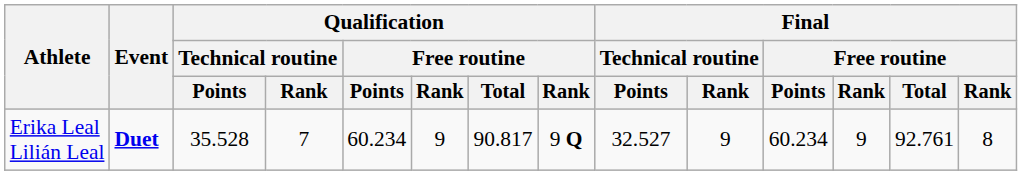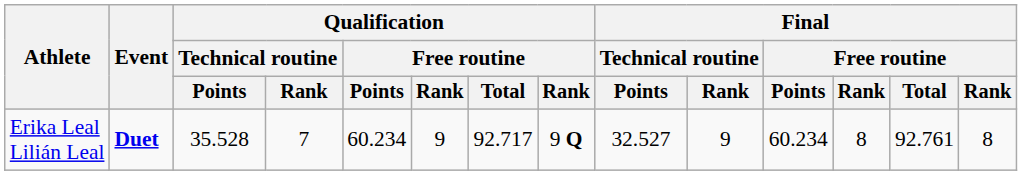(503, 139) 90.817 -> (503, 139) 92.717
(861, 139) 9 -> (861, 139) 8
